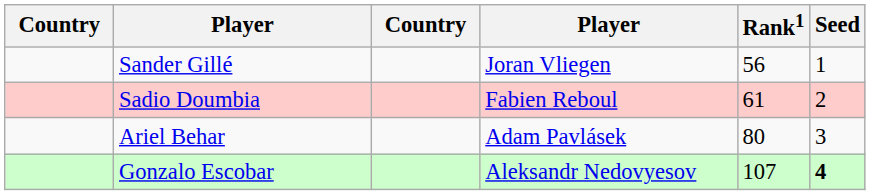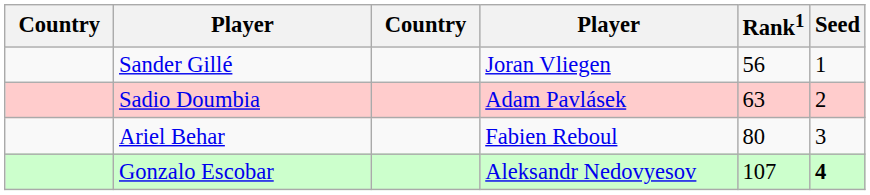(551, 100) Fabien Reboul -> (556, 100) Adam Pavlásek
(754, 100) 61 -> (754, 100) 63
(556, 135) Adam Pavlásek -> (551, 135) Fabien Reboul
